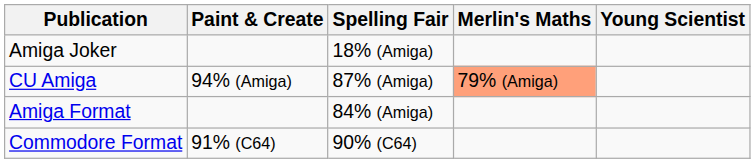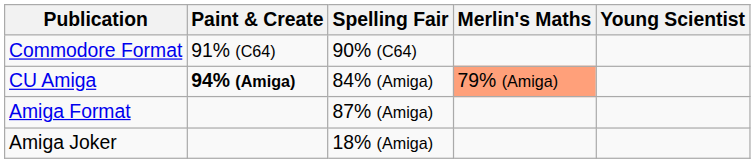rows swapped: (96, 142) <-> (63, 50)
(242, 81) normal -> (243, 81) bold
(383, 81) 87% (Amiga) -> (383, 81) 84% (Amiga)
(383, 111) 84% (Amiga) -> (383, 111) 87% (Amiga)
